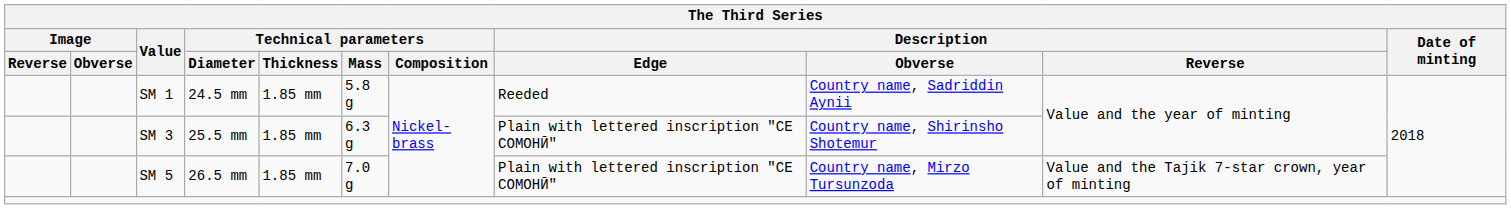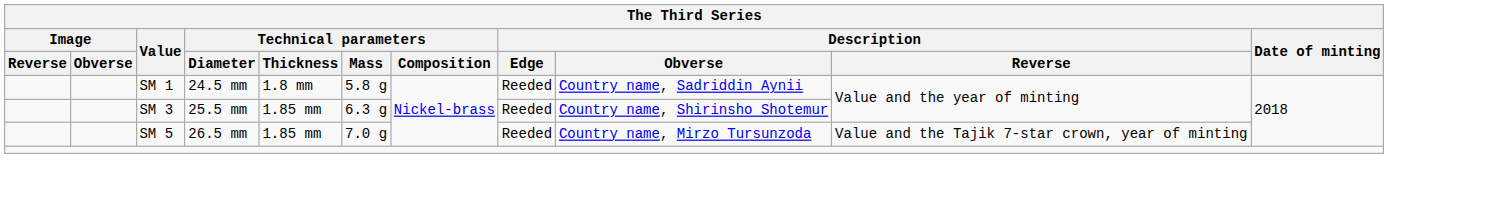(292, 95) 1.85 mm -> (288, 87) 1.8 mm
(645, 136) Plain with lettered inscription "СЕ СОМОНӢ" -> (527, 110) Reeded
(645, 176) Plain with lettered inscription "СЕ СОМОНӢ" -> (527, 134) Reeded
